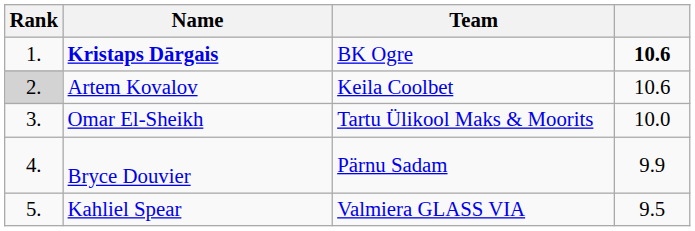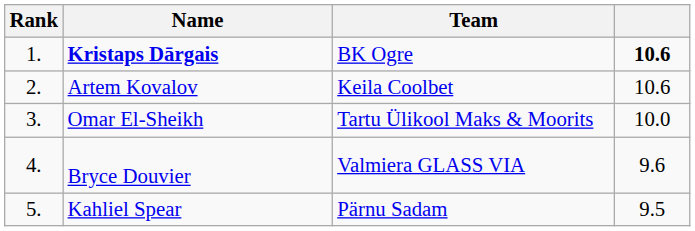(34, 86) lightgrey background -> (34, 86) no background
(392, 164) Pärnu Sadam -> (431, 164) Valmiera GLASS VIA
(652, 164) 9.9 -> (652, 164) 9.6
(431, 209) Valmiera GLASS VIA -> (392, 209) Pärnu Sadam
